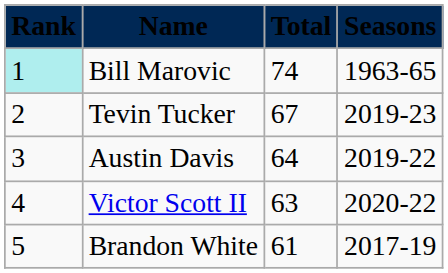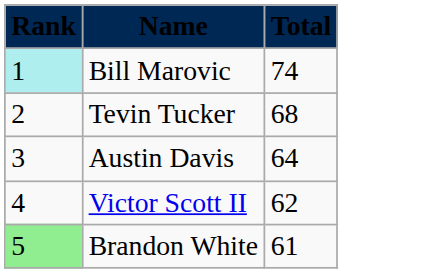- column: (390, 26)
(285, 114) 67 -> (285, 114) 68
(285, 202) 63 -> (285, 202) 62
(18, 245) no background -> (18, 245) lightgreen background
